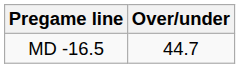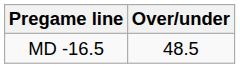(181, 48) 44.7 -> (181, 48) 48.5
